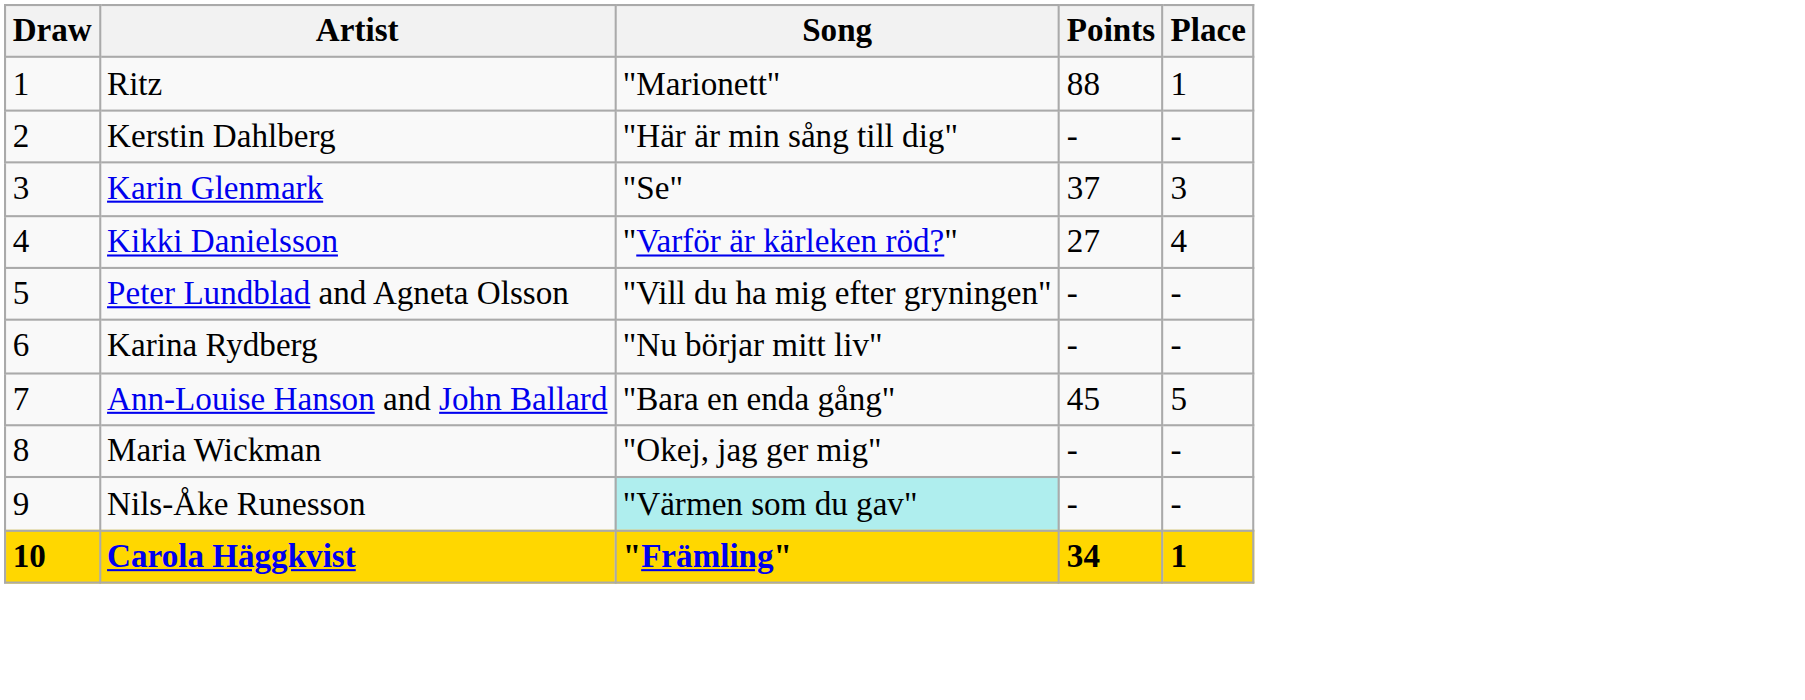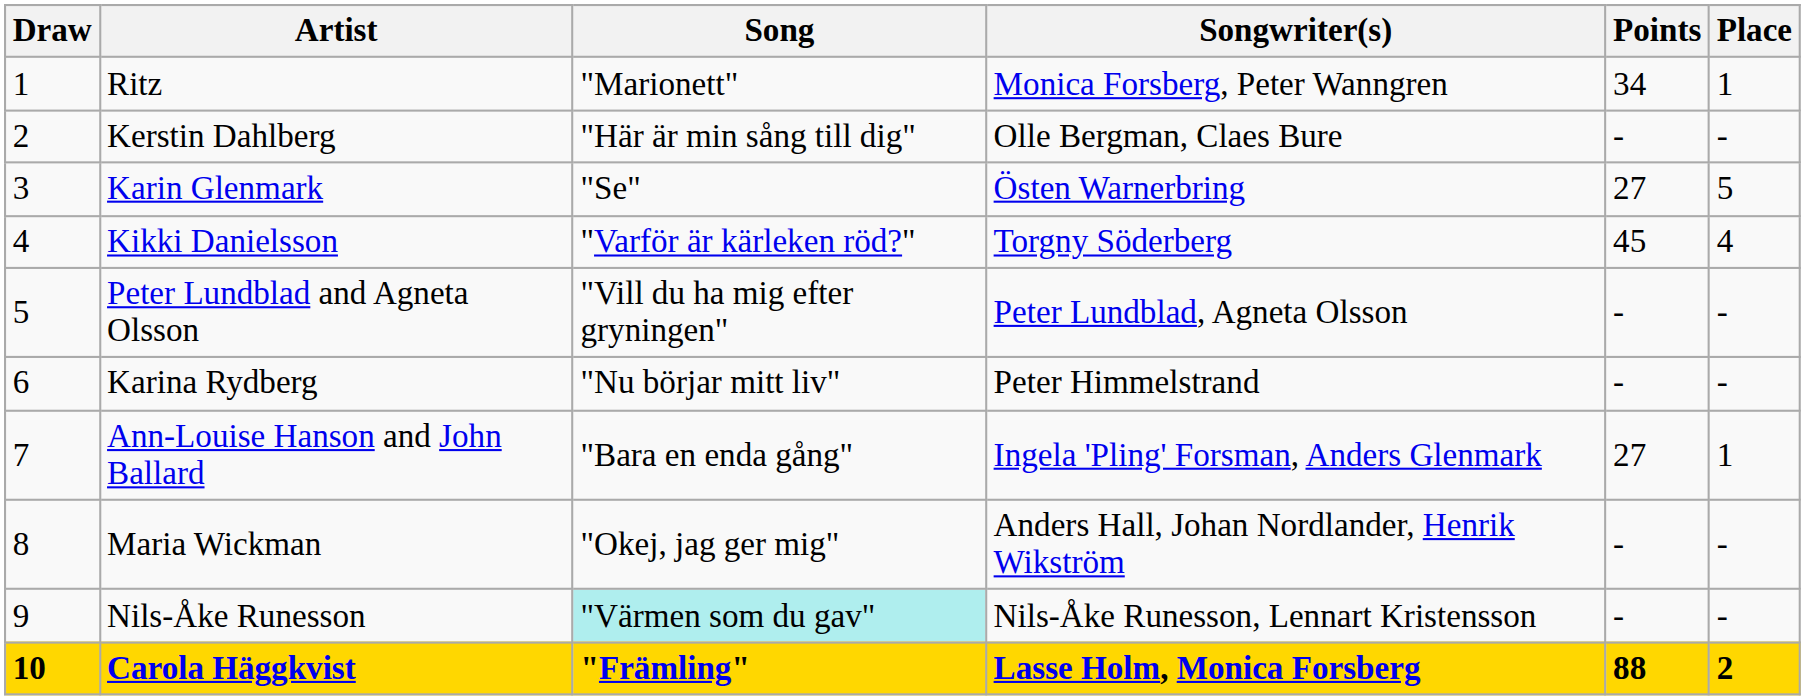+ column: (1296, 30)
(1083, 83) 88 -> (1630, 83) 34
(1083, 188) 37 -> (1630, 188) 27
(1179, 188) 3 -> (1725, 188) 5
(1083, 240) 27 -> (1630, 240) 45
(1083, 398) 45 -> (1630, 454) 27
(1179, 398) 5 -> (1725, 454) 1
(1083, 556) 34 -> (1630, 667) 88
(1179, 556) 1 -> (1725, 667) 2
